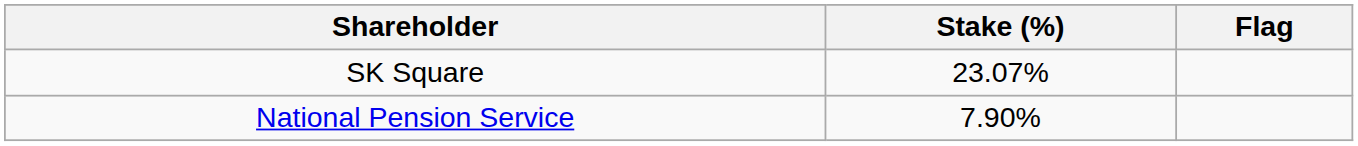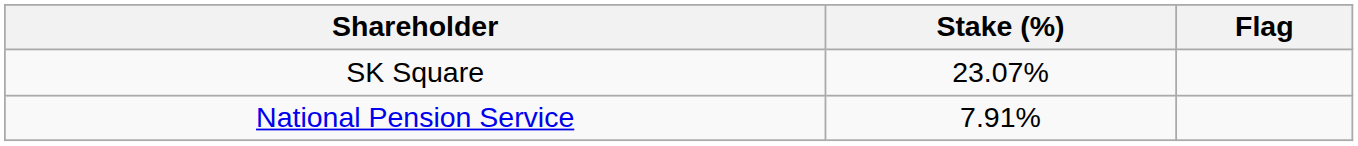(1000, 117) 7.90% -> (1000, 117) 7.91%
